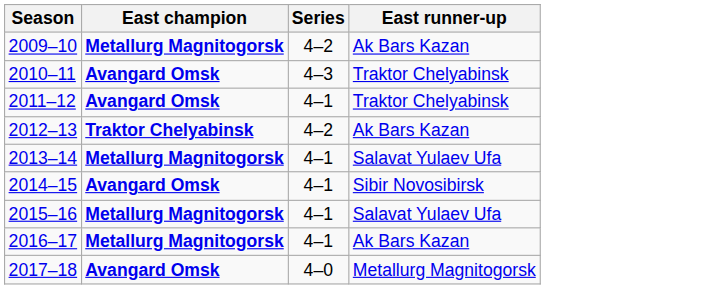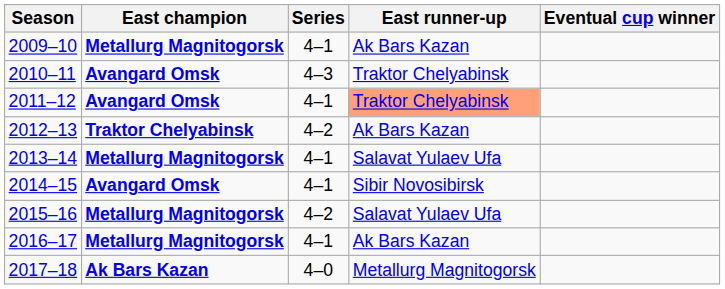+ column: (629, 18)
(318, 46) 4–2 -> (318, 46) 4–1
(431, 102) no background -> (431, 102) lightsalmon background
(318, 213) 4–1 -> (318, 213) 4–2
(152, 269) Avangard Omsk -> (147, 269) Ak Bars Kazan
